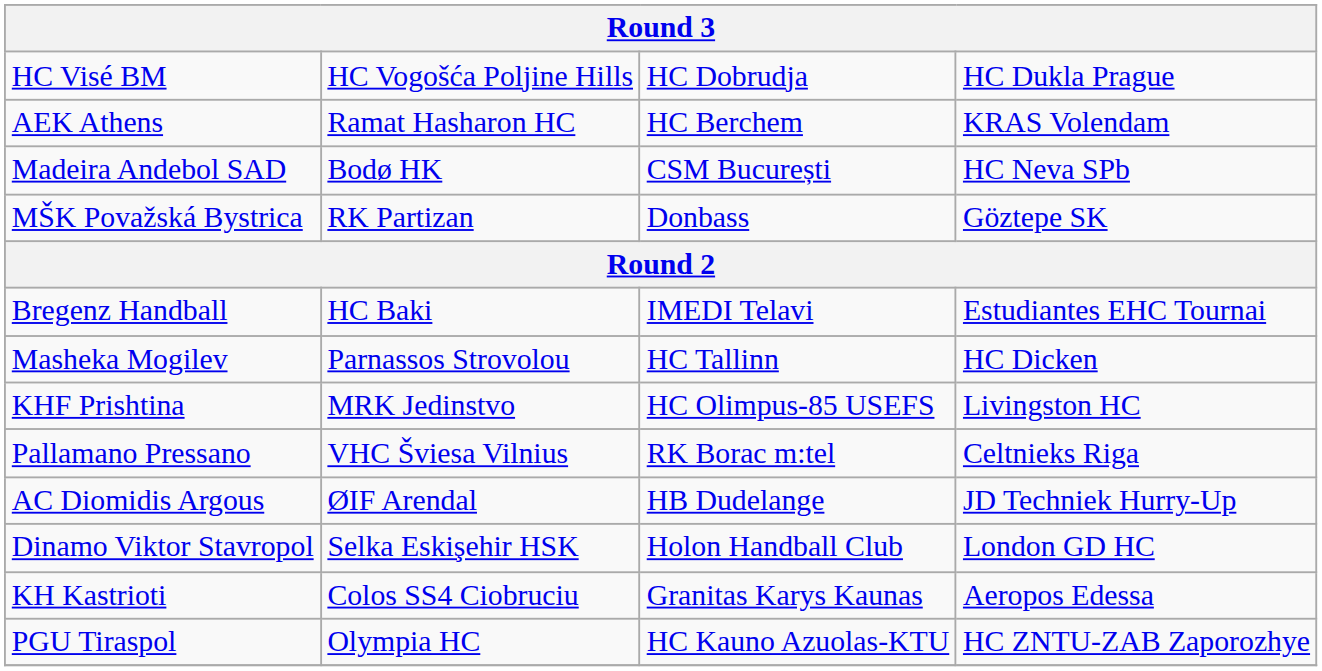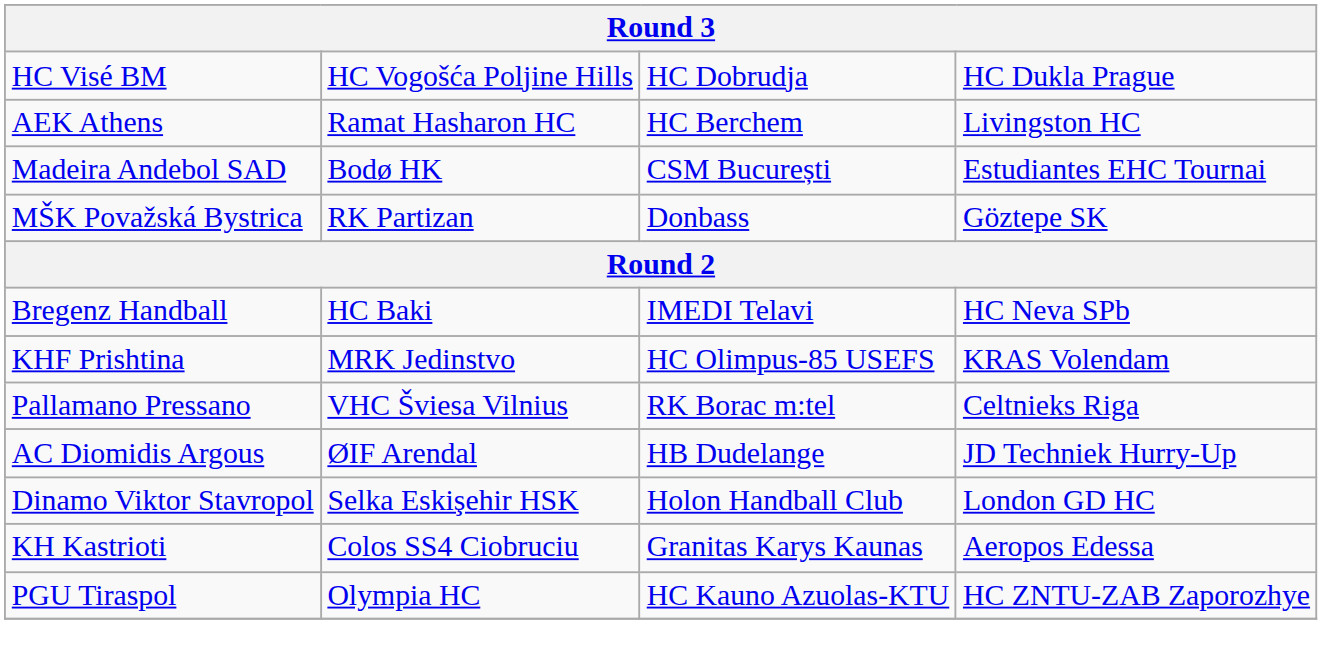(1066, 122) KRAS Volendam -> (1052, 122) Livingston HC
(1046, 169) HC Neva SPb -> (1115, 169) Estudiantes EHC Tournai
(1115, 311) Estudiantes EHC Tournai -> (1046, 311) HC Neva SPb
- row: (120, 358)
(1052, 405) Livingston HC -> (1066, 358) KRAS Volendam
